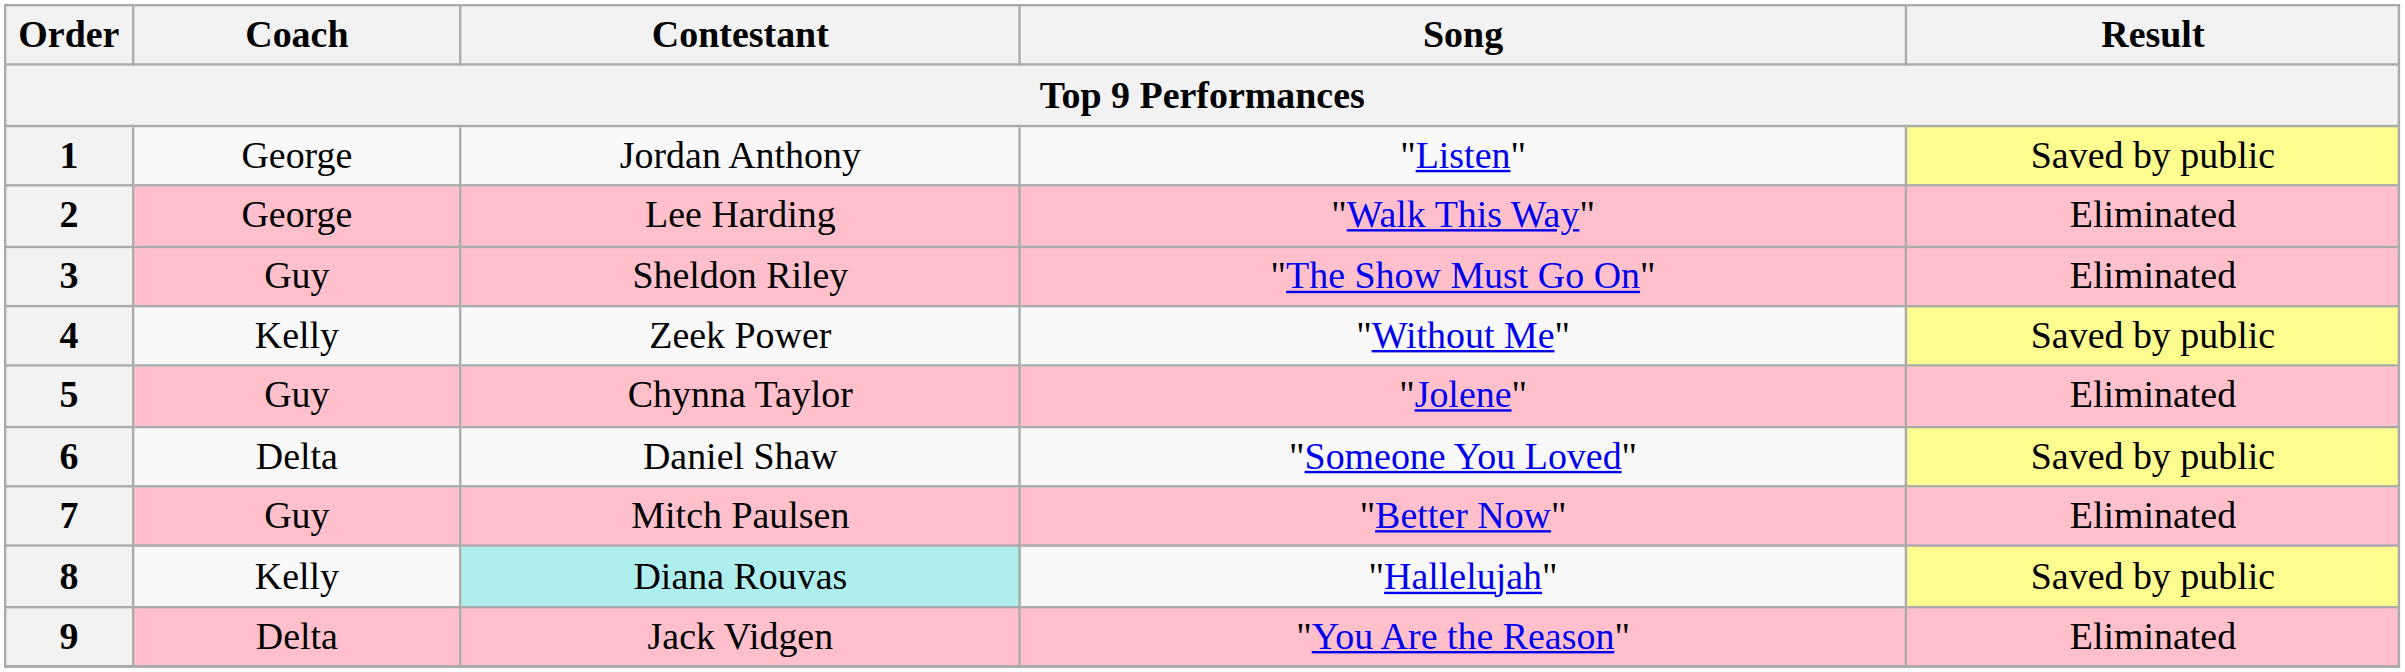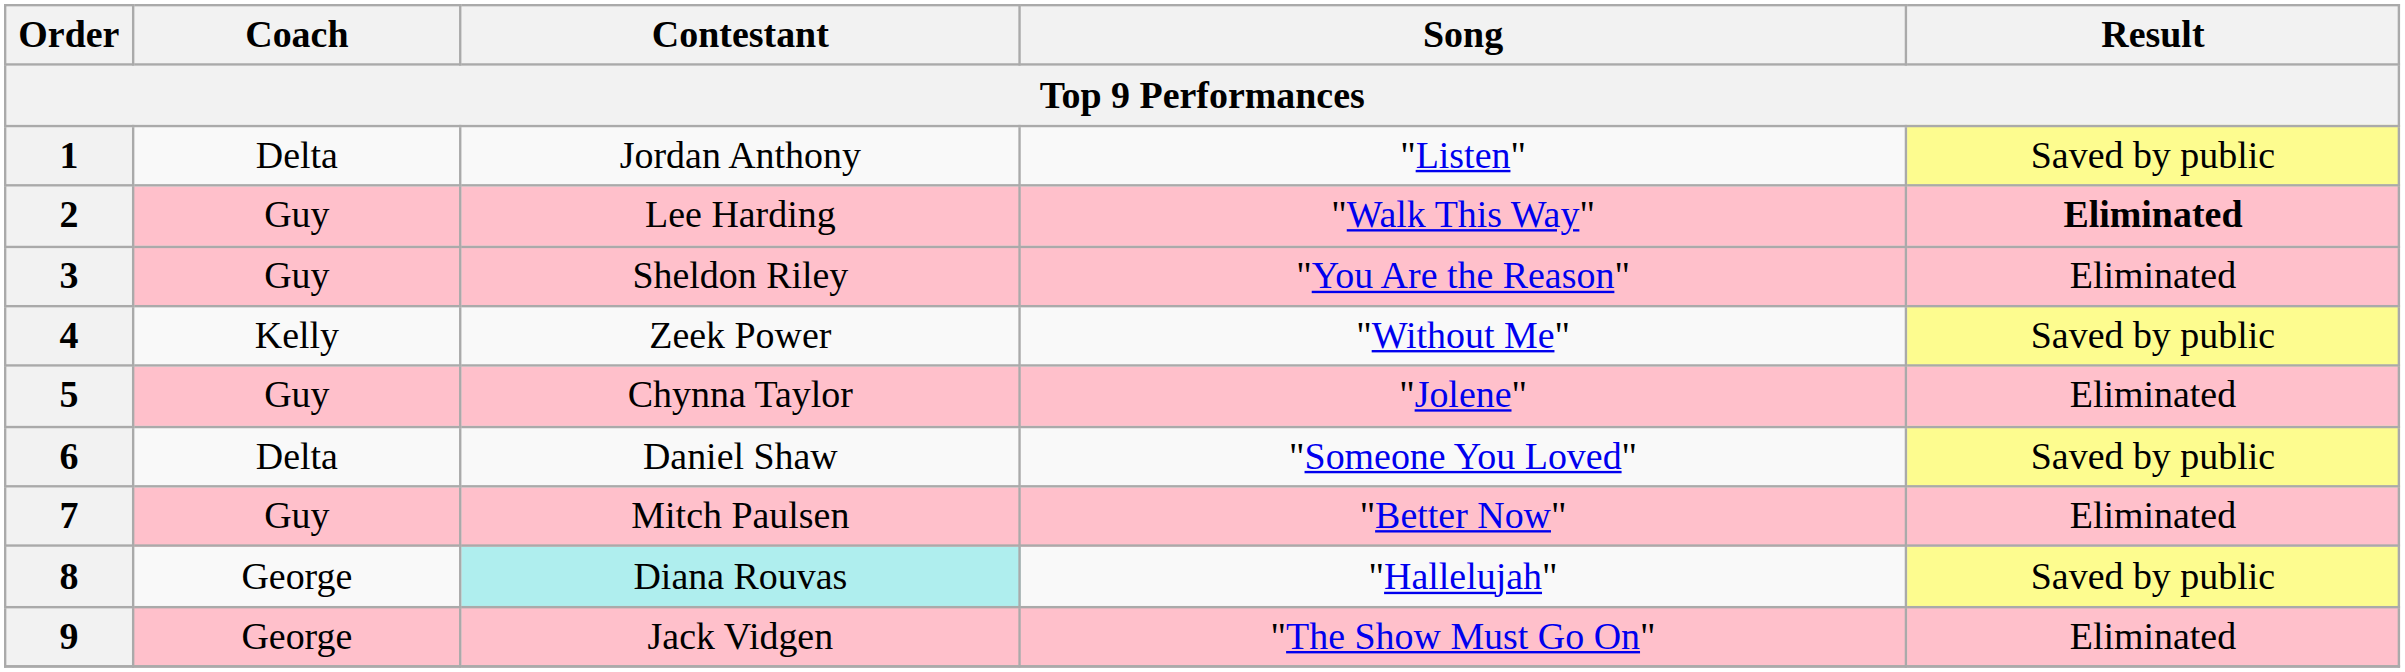(297, 154) George -> (297, 154) Delta
(297, 214) George -> (297, 214) Guy
(2153, 214) normal -> (2153, 214) bold
(1463, 275) "The Show Must Go On" -> (1463, 275) "You Are the Reason"
(297, 575) Kelly -> (297, 575) George
(297, 635) Delta -> (297, 635) George
(1463, 635) "You Are the Reason" -> (1463, 635) "The Show Must Go On"
